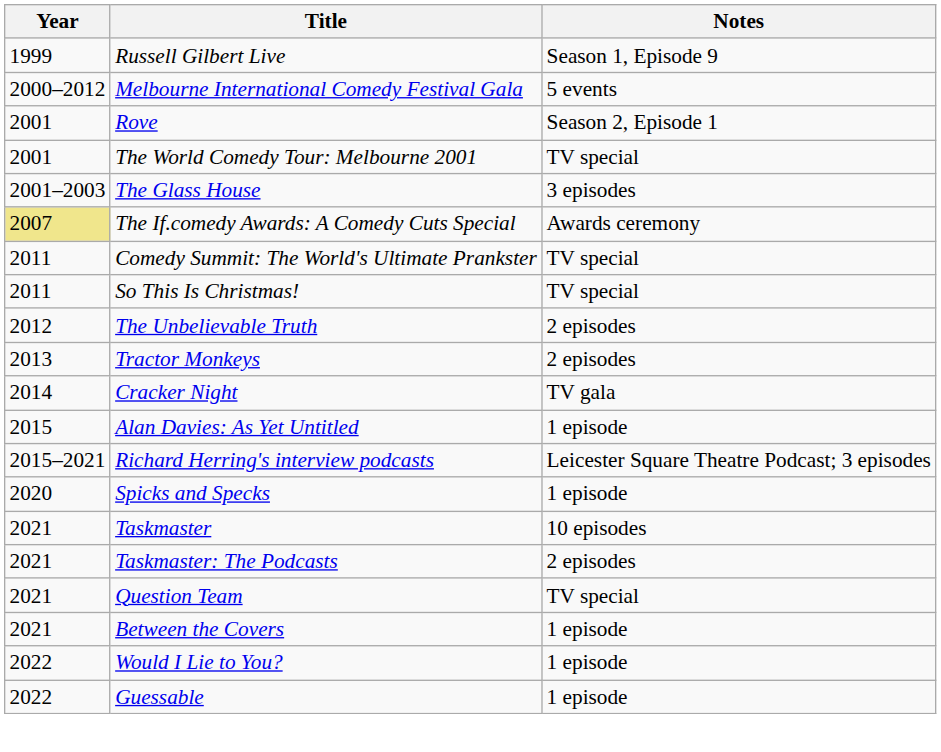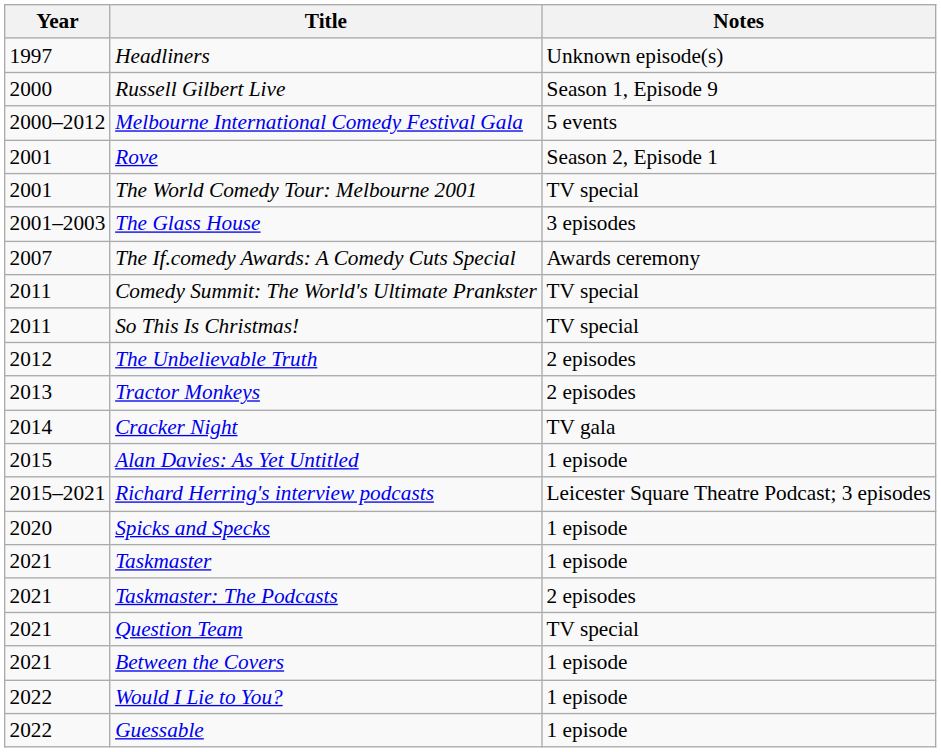+ row: (162, 55)
(31, 55) 1999 -> (31, 88) 2000
(31, 223) khaki background -> (31, 257) no background
(597, 527) 10 episodes -> (587, 561) 1 episode
